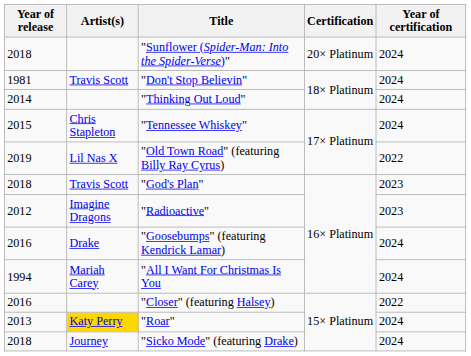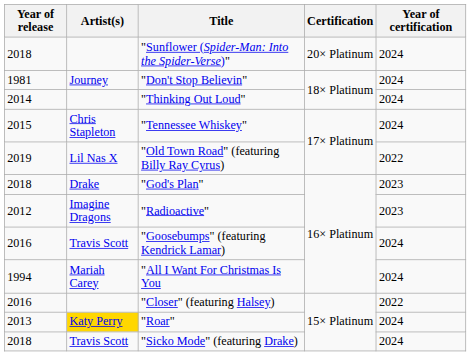(99, 80) Travis Scott -> (89, 80) Journey
(99, 184) Travis Scott -> (84, 184) Drake
(84, 243) Drake -> (99, 243) Travis Scott
(89, 341) Journey -> (99, 341) Travis Scott
